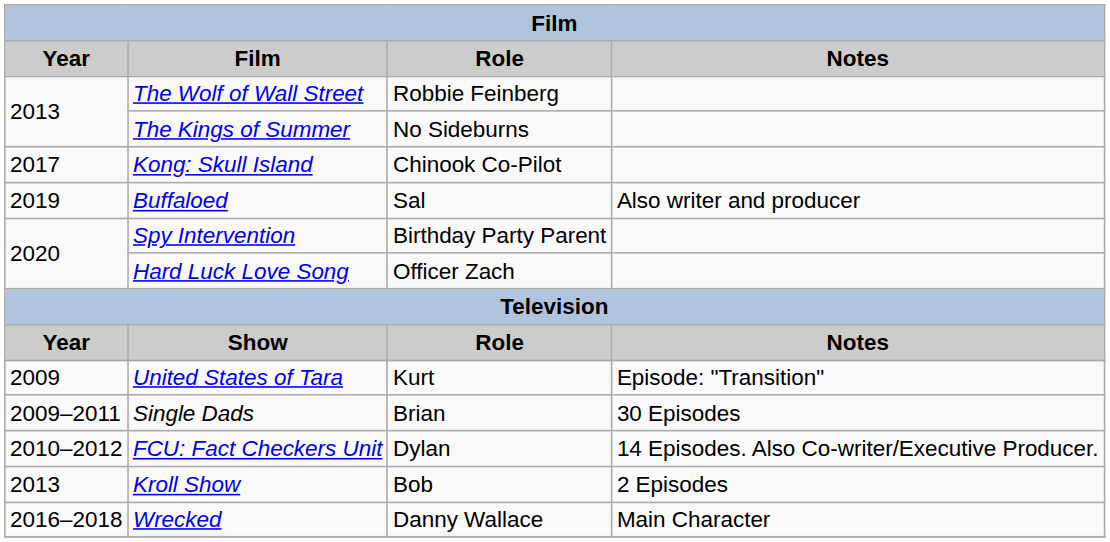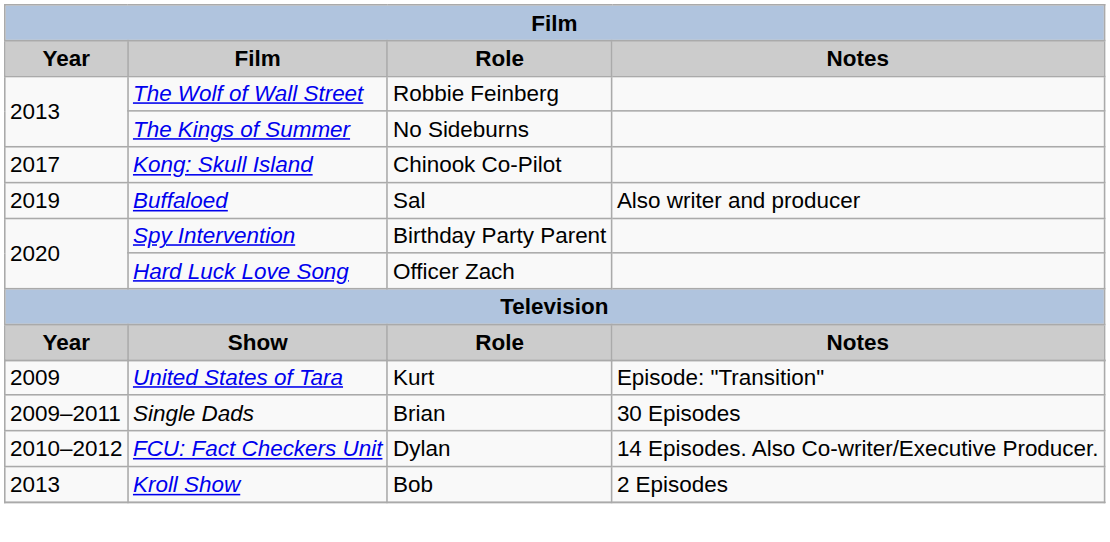- row: (177, 520)
